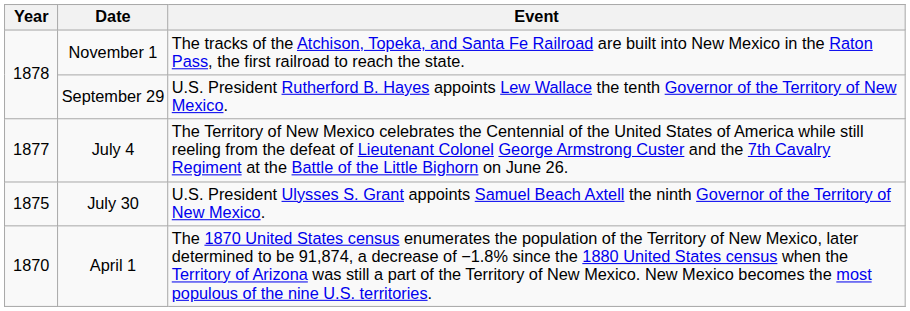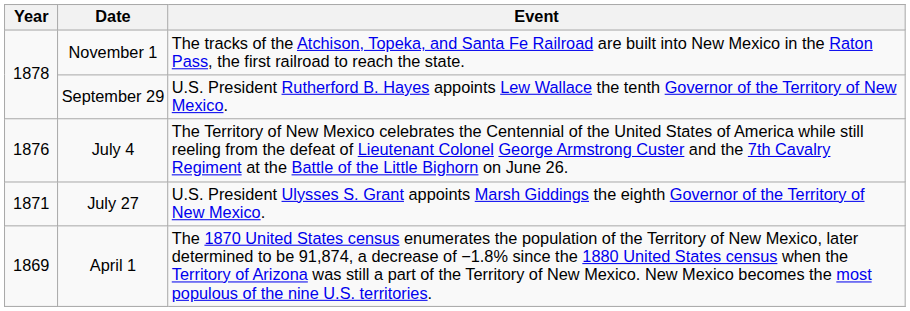(31, 150) 1877 -> (31, 150) 1876
- row: (113, 203)
+ row: (113, 203)
(31, 266) 1870 -> (31, 266) 1869
